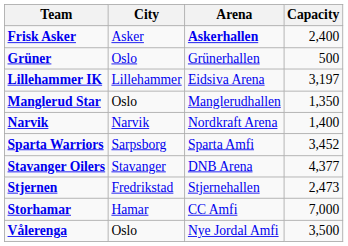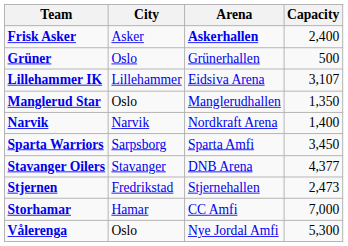(324, 79) 3,197 -> (324, 79) 3,107
(324, 144) 3,452 -> (324, 144) 3,450
(324, 230) 3,500 -> (324, 230) 5,300
